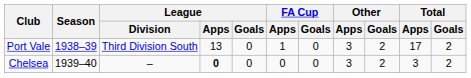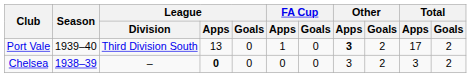(76, 47) 1938–39 -> (76, 47) 1939–40
(349, 47) normal -> (349, 47) bold
(76, 64) 1939–40 -> (76, 64) 1938–39
